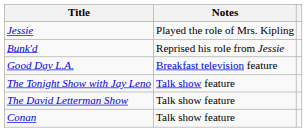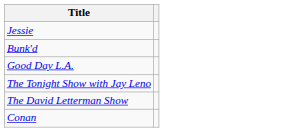- column: (225, 13)
